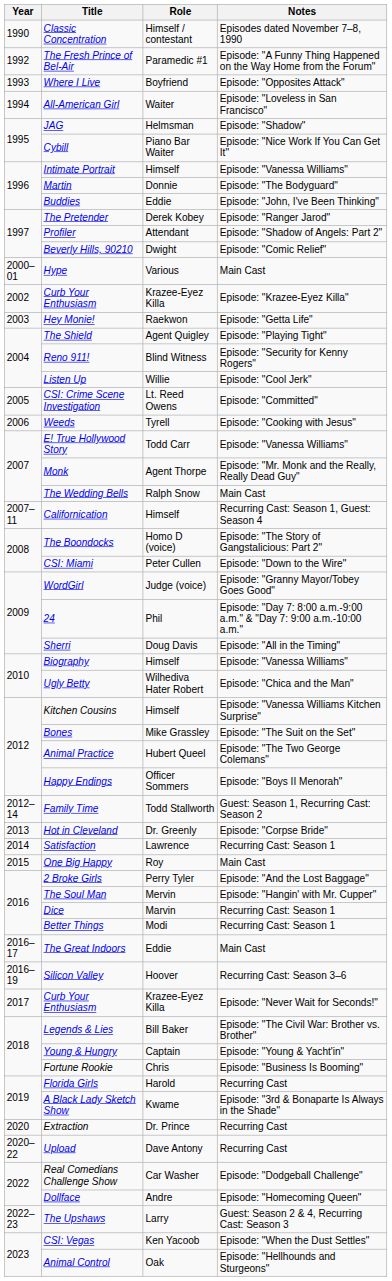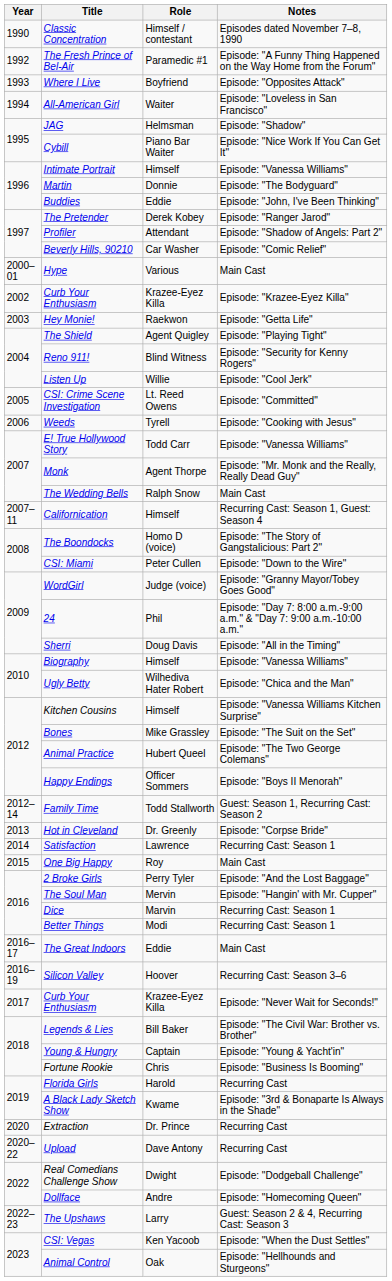(161, 249) Dwight -> (172, 249) Car Washer
(172, 1176) Car Washer -> (161, 1176) Dwight
